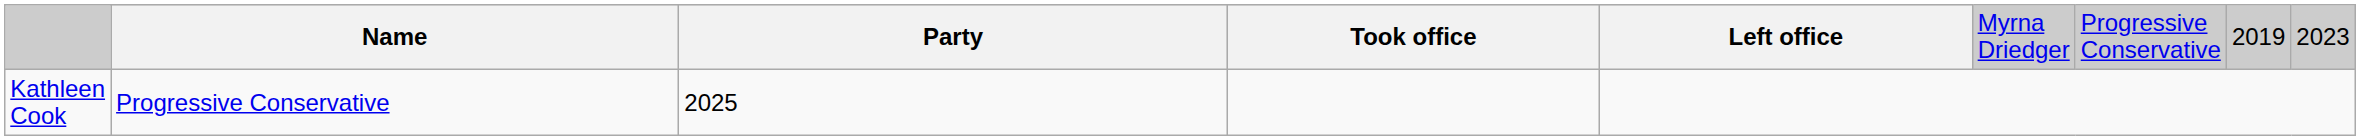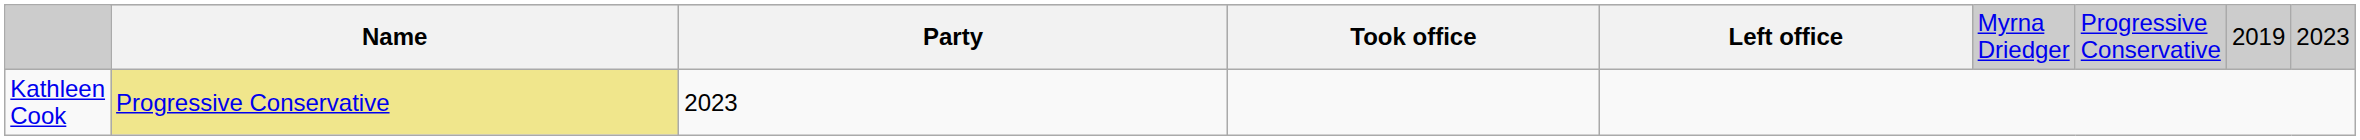(253, 102) no background -> (253, 102) khaki background
(711, 102) 2025 -> (711, 102) 2023
